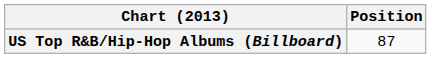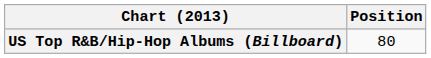(386, 41) 87 -> (386, 41) 80
